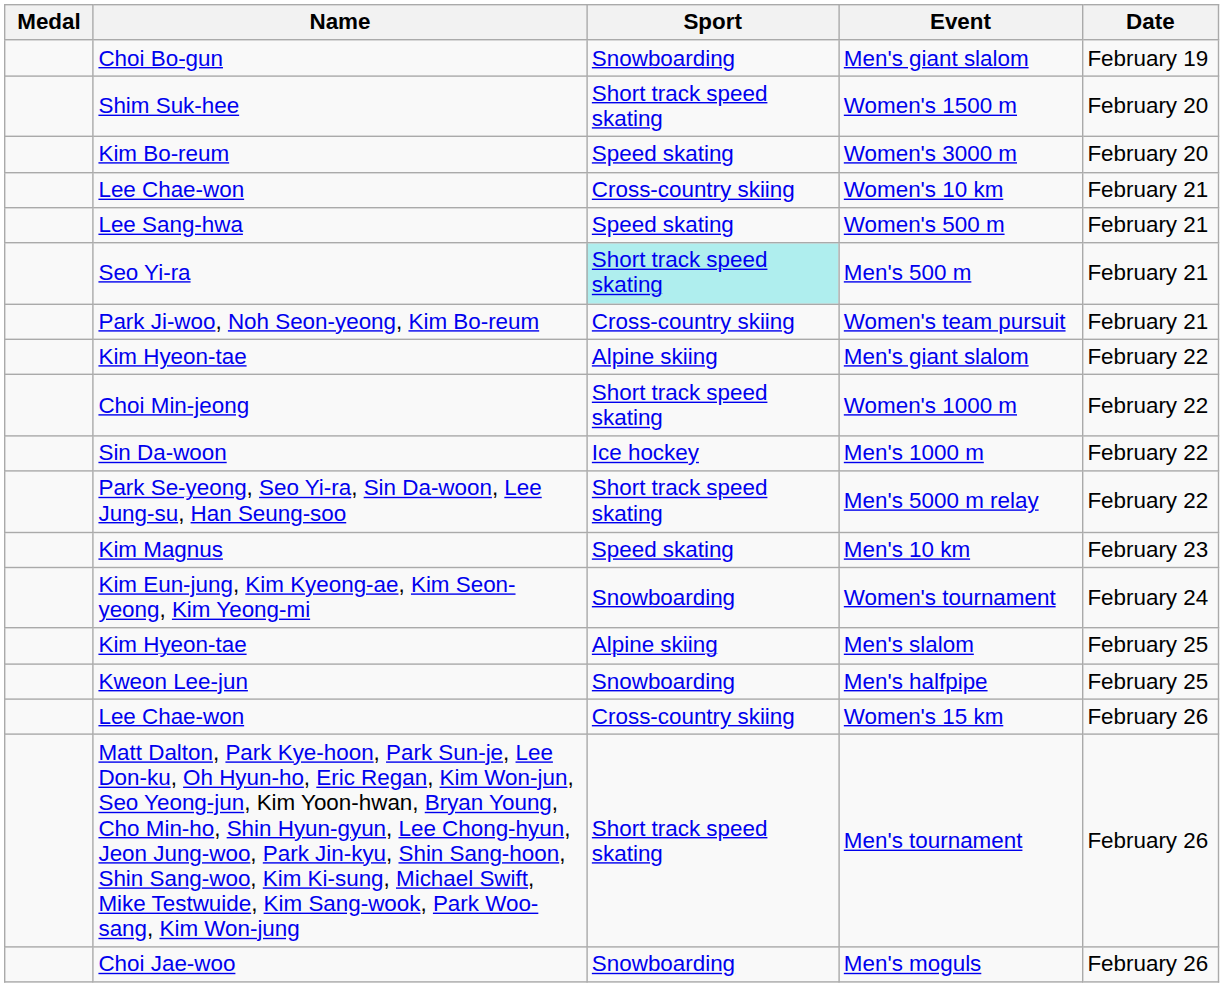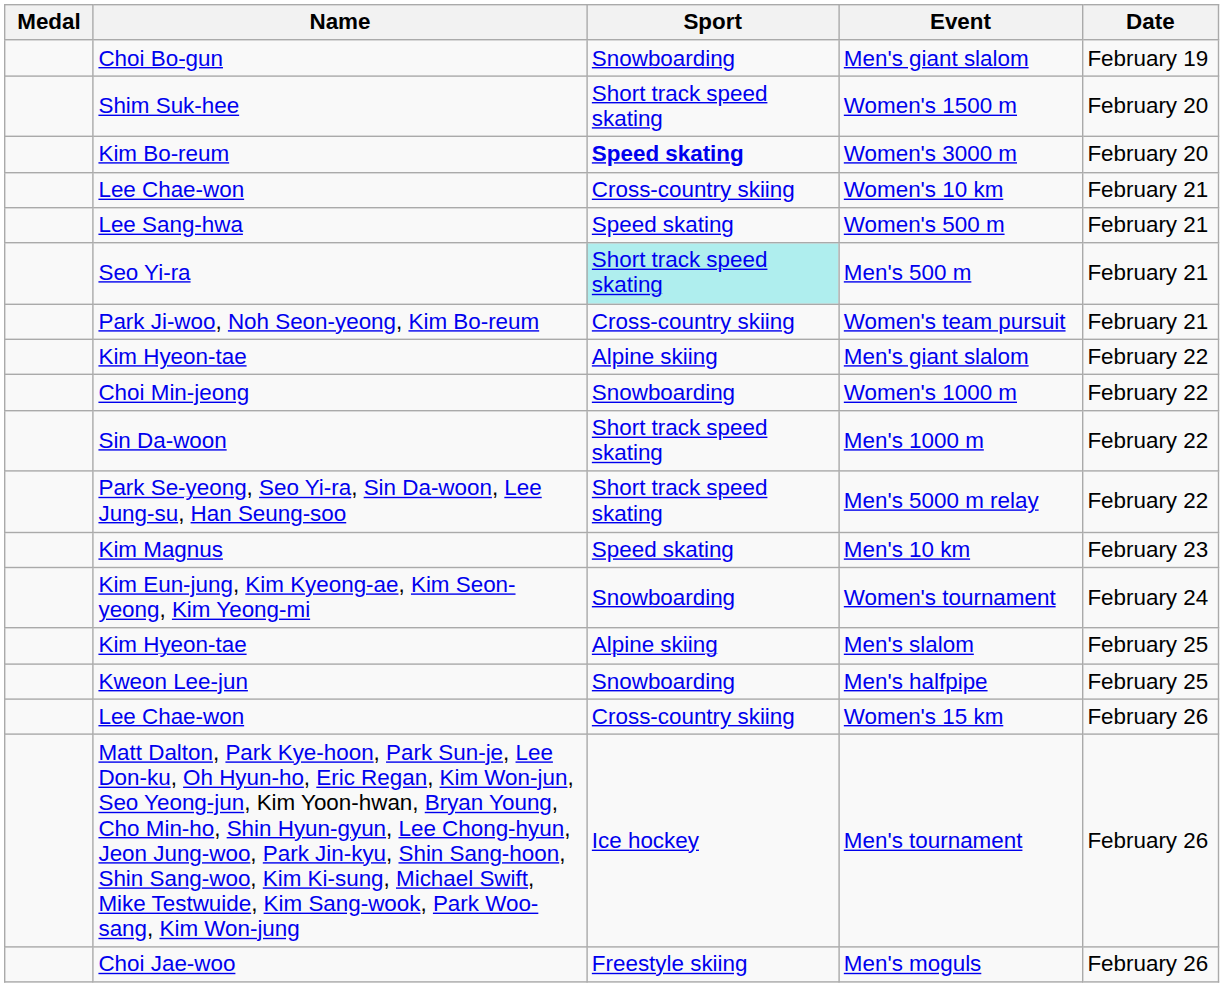(663, 154) normal -> (668, 154) bold
(680, 404) Short track speed skating -> (663, 392) Snowboarding
(645, 453) Ice hockey -> (680, 440) Short track speed skating
(680, 840) Short track speed skating -> (645, 840) Ice hockey
(663, 964) Snowboarding -> (670, 964) Freestyle skiing
